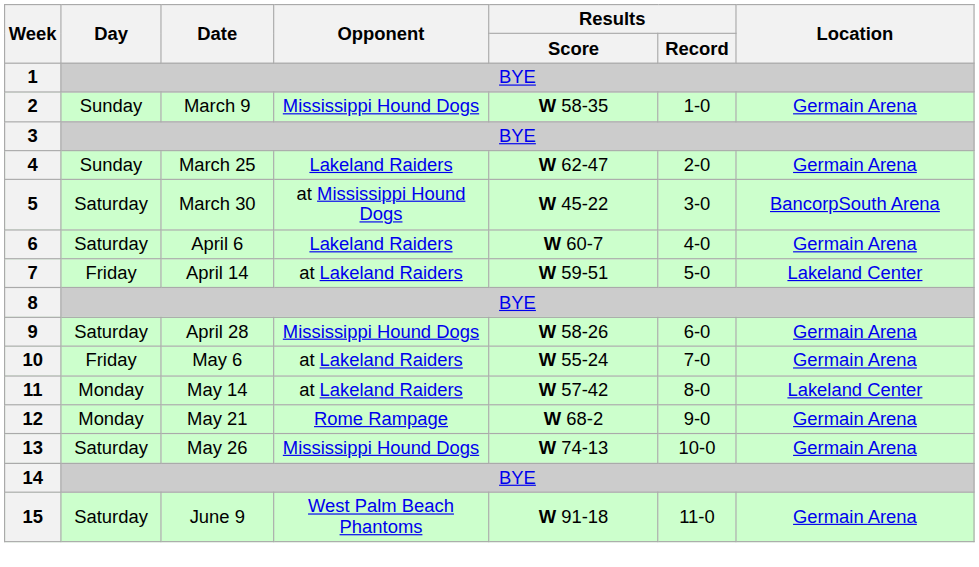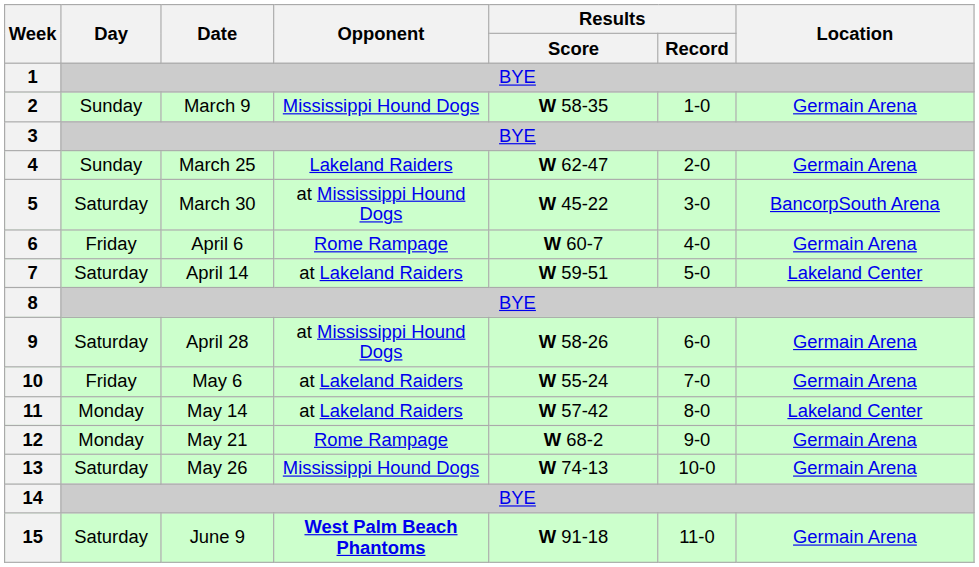(111, 244) Saturday -> (111, 244) Friday
(381, 244) Lakeland Raiders -> (381, 244) Rome Rampage
(111, 273) Friday -> (111, 273) Saturday
(381, 331) Mississippi Hound Dogs -> (381, 341) at Mississippi Hound Dogs
(381, 517) normal -> (381, 537) bold
